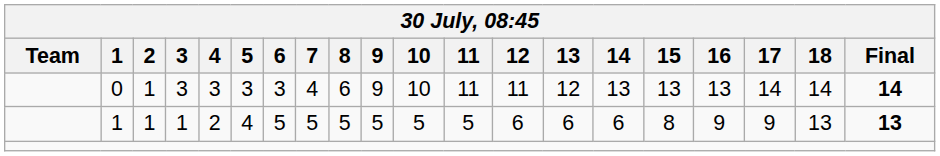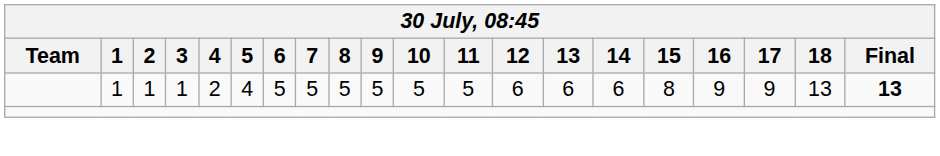- row: (117, 89)
